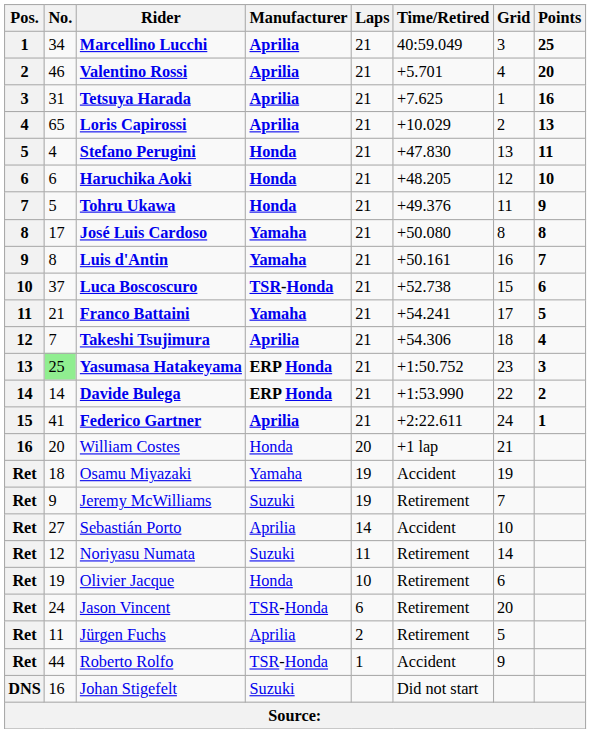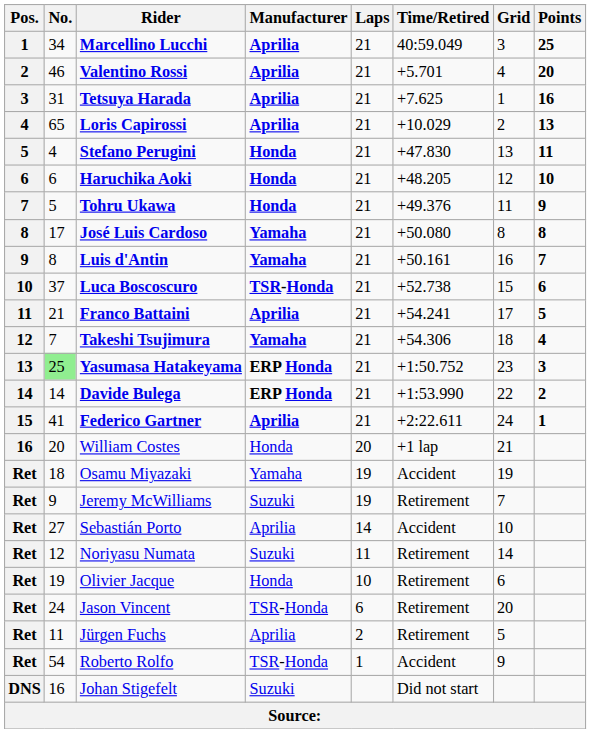(278, 313) Yamaha -> (274, 313) Aprilia
(274, 339) Aprilia -> (278, 339) Yamaha
(57, 661) 44 -> (57, 661) 54
